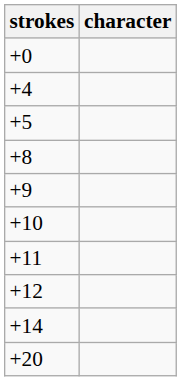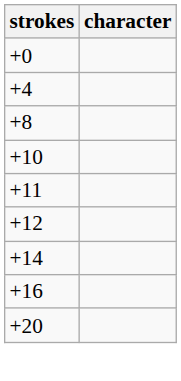- row: (21, 122)
- row: (21, 190)
+ row: (26, 291)
